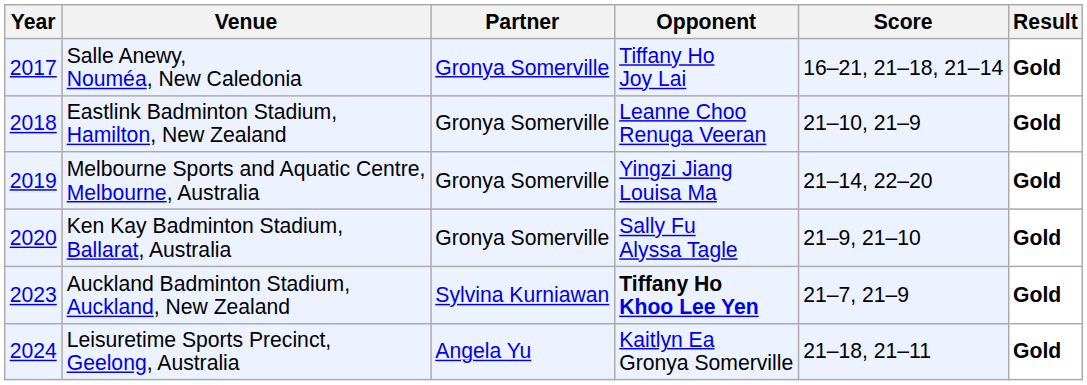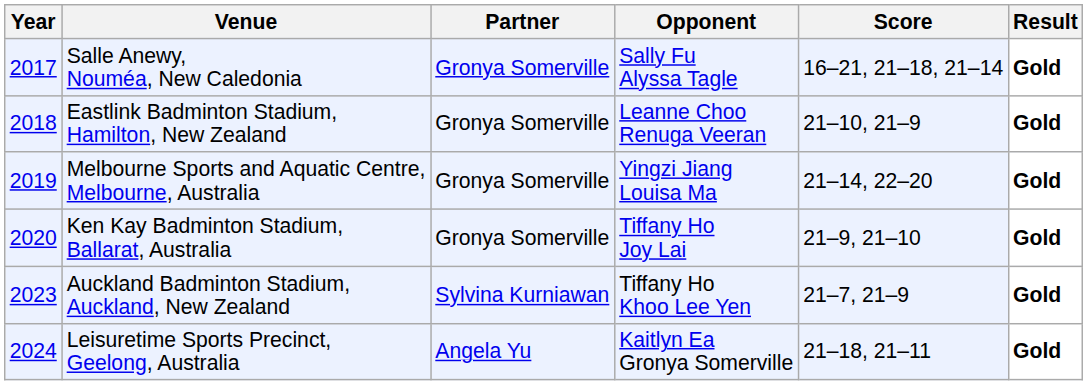(667, 67) Tiffany Ho Joy Lai -> (678, 67) Sally Fu Alyssa Tagle
(678, 238) Sally Fu Alyssa Tagle -> (667, 238) Tiffany Ho Joy Lai
(689, 295) bold -> (685, 295) normal
